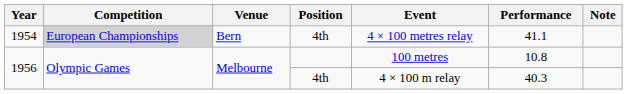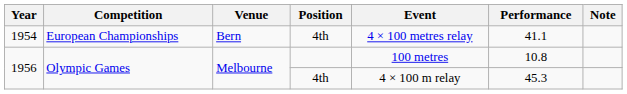(112, 36) lightgrey background -> (112, 36) no background
(536, 78) 40.3 -> (536, 78) 45.3
